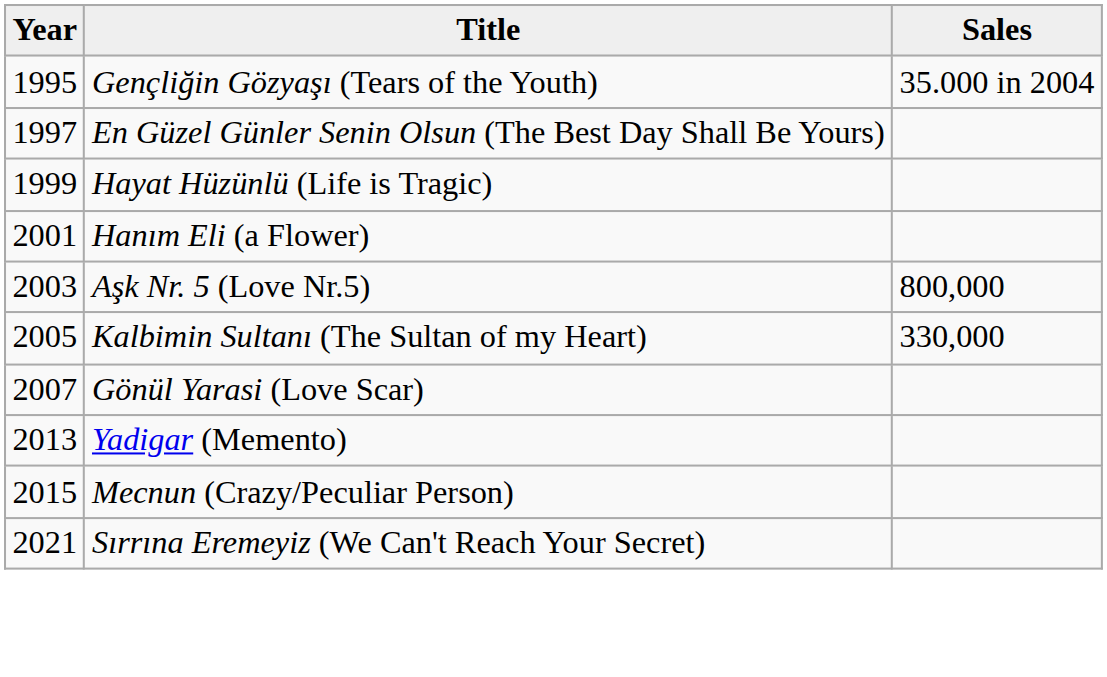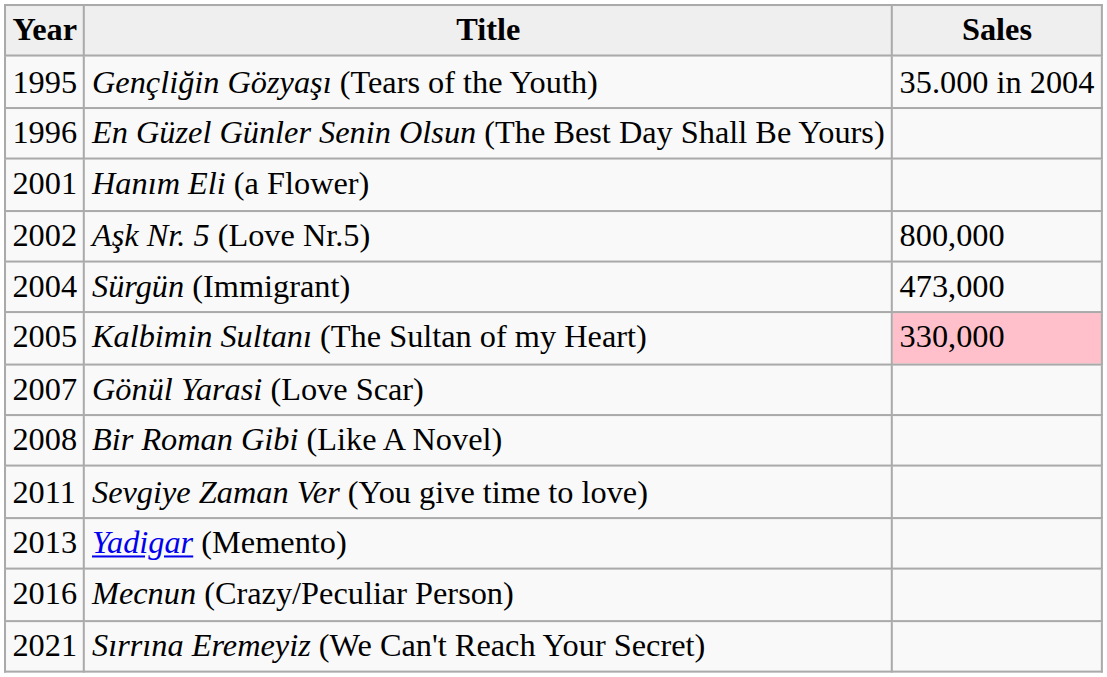(45, 132) 1997 -> (45, 132) 1996
- row: (292, 183)
(45, 286) 2003 -> (45, 235) 2002
+ row: (221, 286)
(952, 337) no background -> (952, 337) pink background
+ row: (297, 440)
+ row: (370, 491)
(45, 491) 2015 -> (45, 593) 2016
